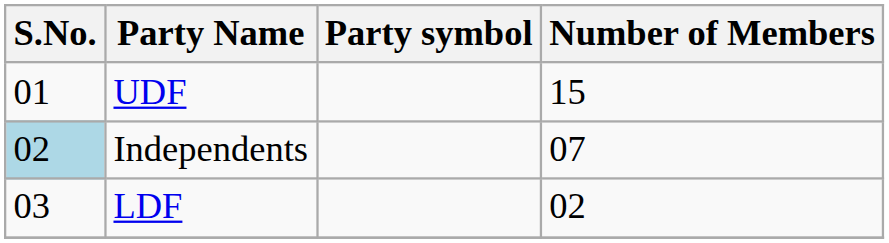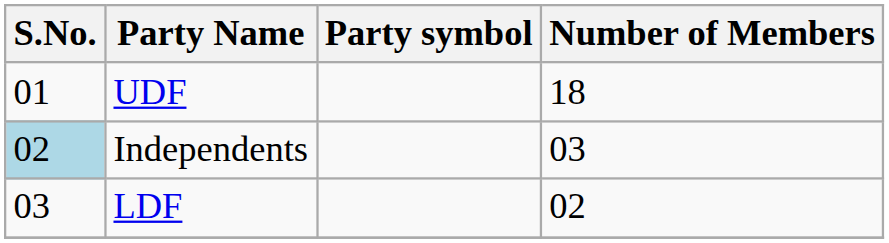(568, 91) 15 -> (568, 91) 18
(568, 149) 07 -> (568, 149) 03
